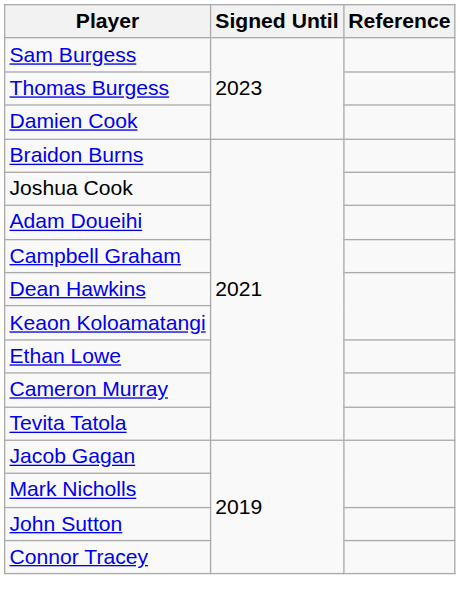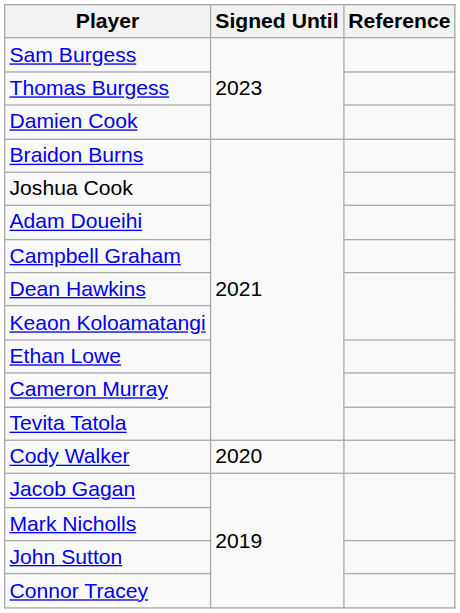+ row: (70, 456)
